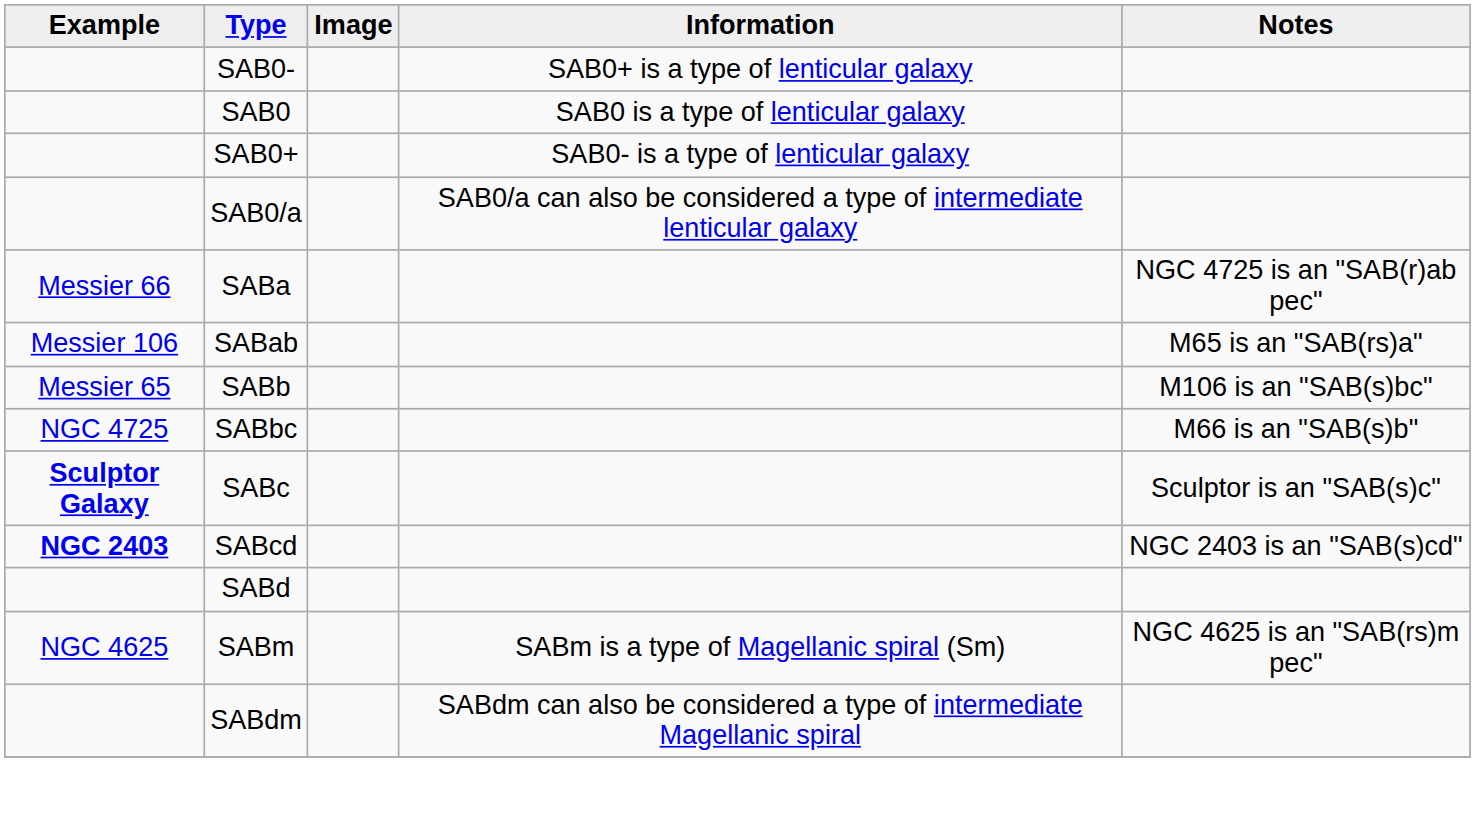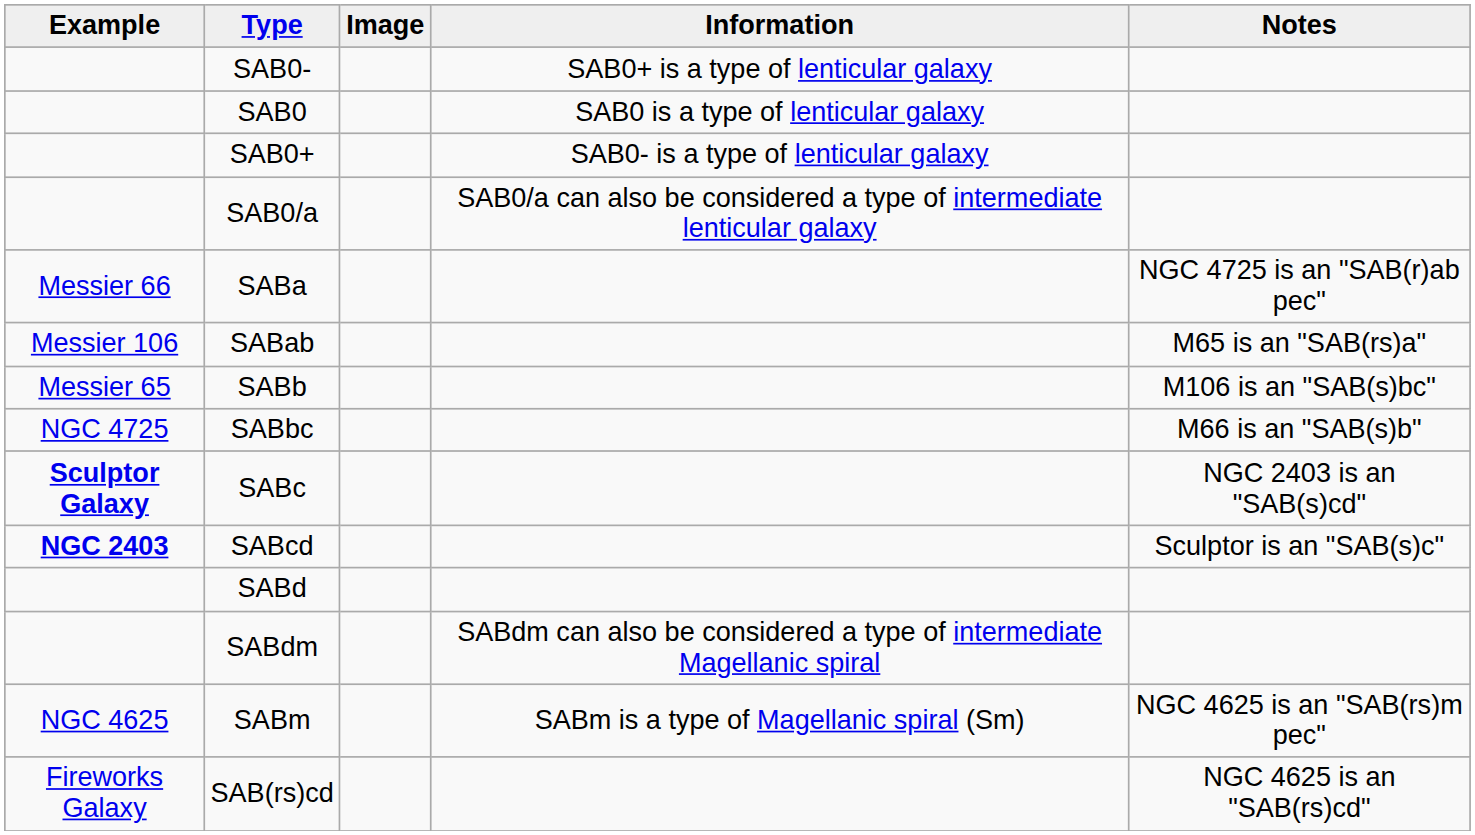(1296, 487) Sculptor is an "SAB(s)c" -> (1299, 487) NGC 2403 is an "SAB(s)cd"
(1296, 546) NGC 2403 is an "SAB(s)cd" -> (1299, 546) Sculptor is an "SAB(s)c"
rows swapped: (256, 720) <-> (256, 647)
+ row: (272, 793)
